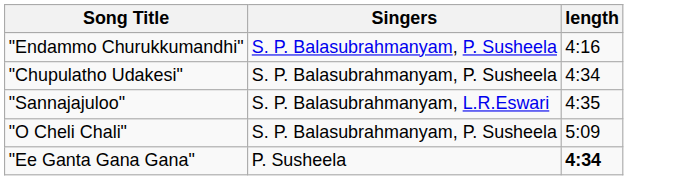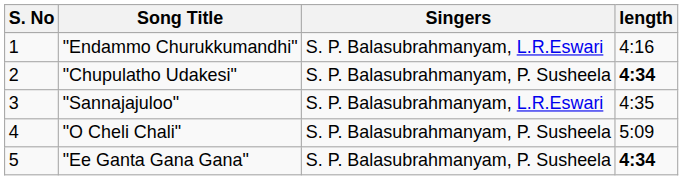+ column: (32, 18)
(404, 47) S. P. Balasubrahmanyam, P. Susheela -> (455, 47) S. P. Balasubrahmanyam, L.R.Eswari
(583, 75) normal -> (637, 75) bold
(299, 160) P. Susheela -> (458, 160) S. P. Balasubrahmanyam, P. Susheela
